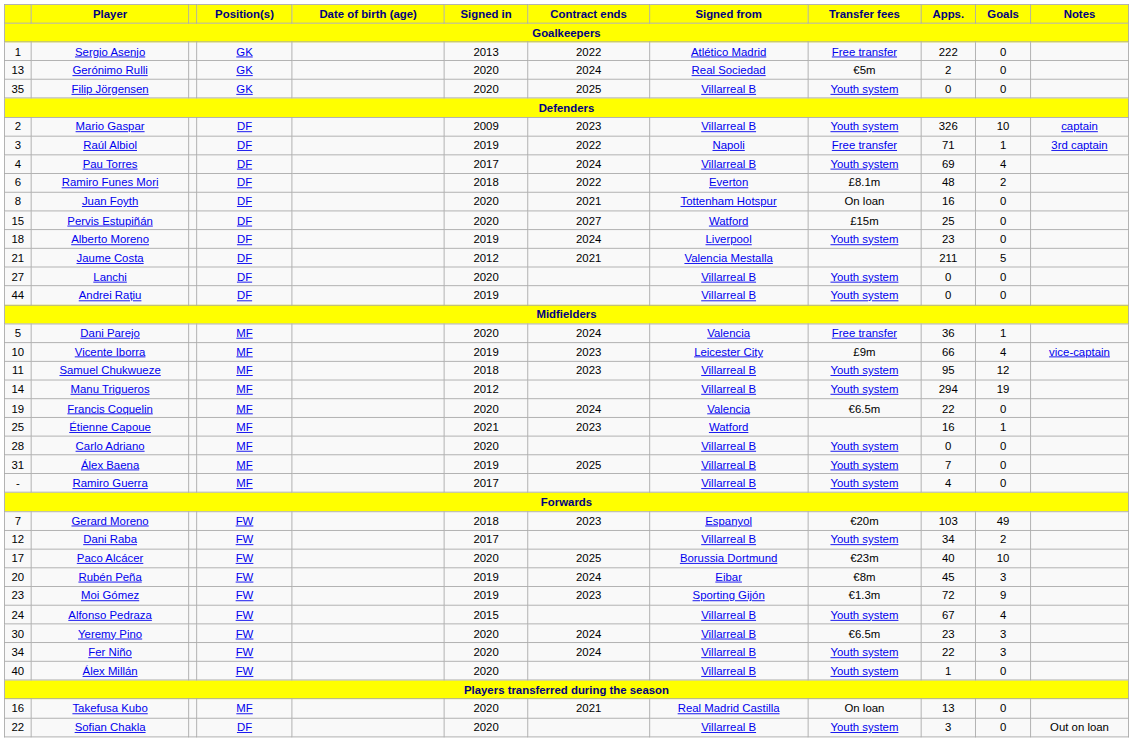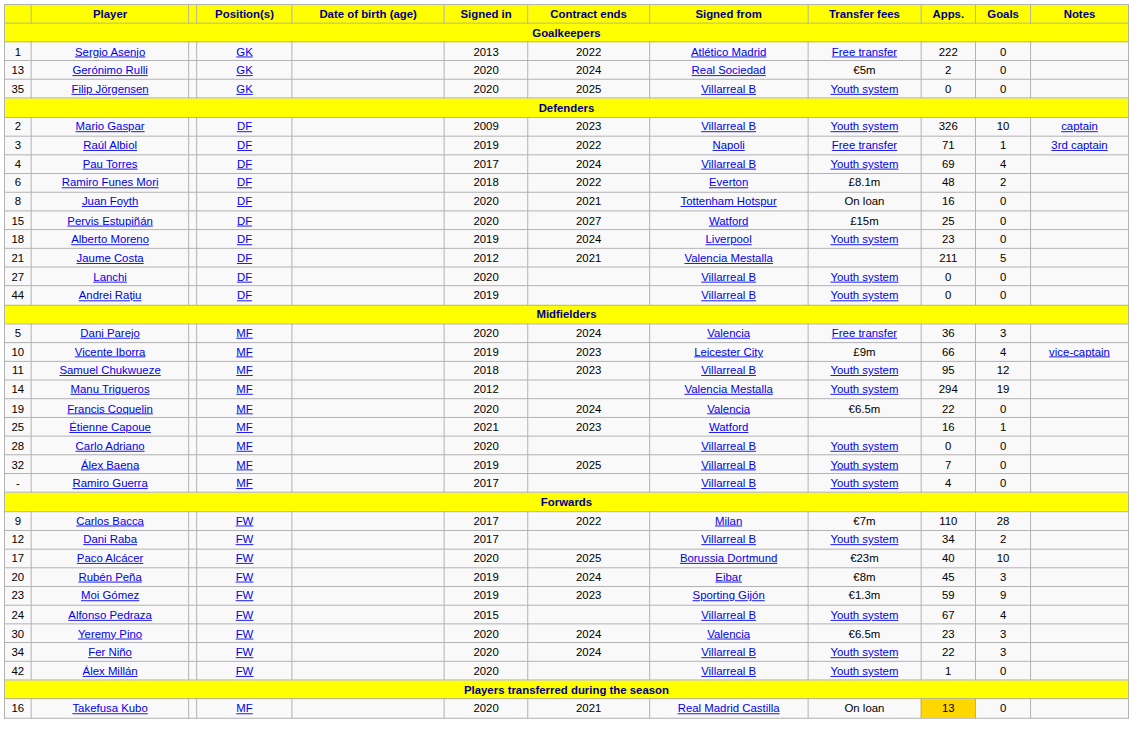(1003, 333) 1 -> (1003, 333) 3
(729, 389) Villarreal B -> (729, 389) Valencia Mestalla
(18, 464) 31 -> (18, 464) 32
- row: (110, 521)
+ row: (110, 521)
(948, 596) 72 -> (948, 596) 59
(729, 633) Villarreal B -> (729, 633) Valencia
(18, 671) 40 -> (18, 671) 42
(948, 708) no background -> (948, 708) gold background
- row: (110, 727)
